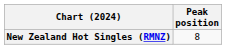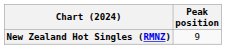(197, 37) 8 -> (197, 37) 9
